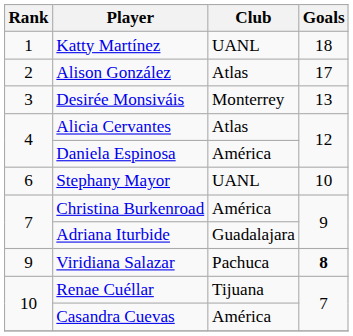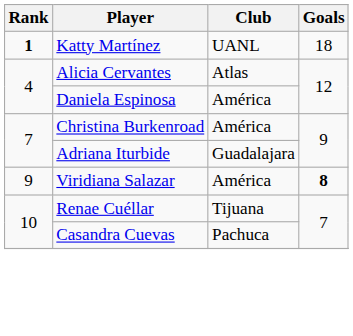(28, 45) normal -> (28, 45) bold
- row: (114, 72)
- row: (120, 99)
- row: (113, 180)
(241, 262) Pachuca -> (242, 180) América
(242, 316) América -> (241, 235) Pachuca
